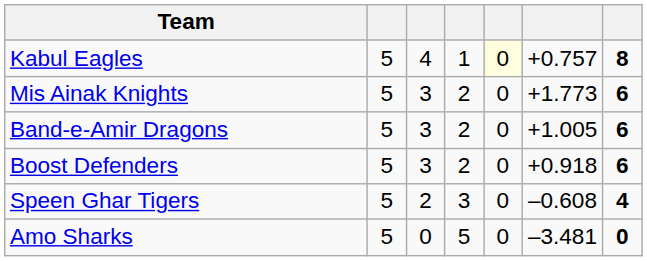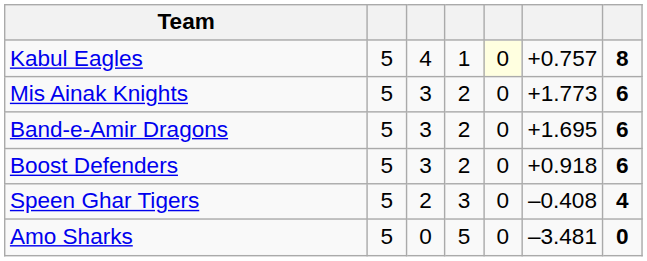(562, 129) +1.005 -> (562, 129) +1.695
(562, 201) –0.608 -> (562, 201) –0.408
